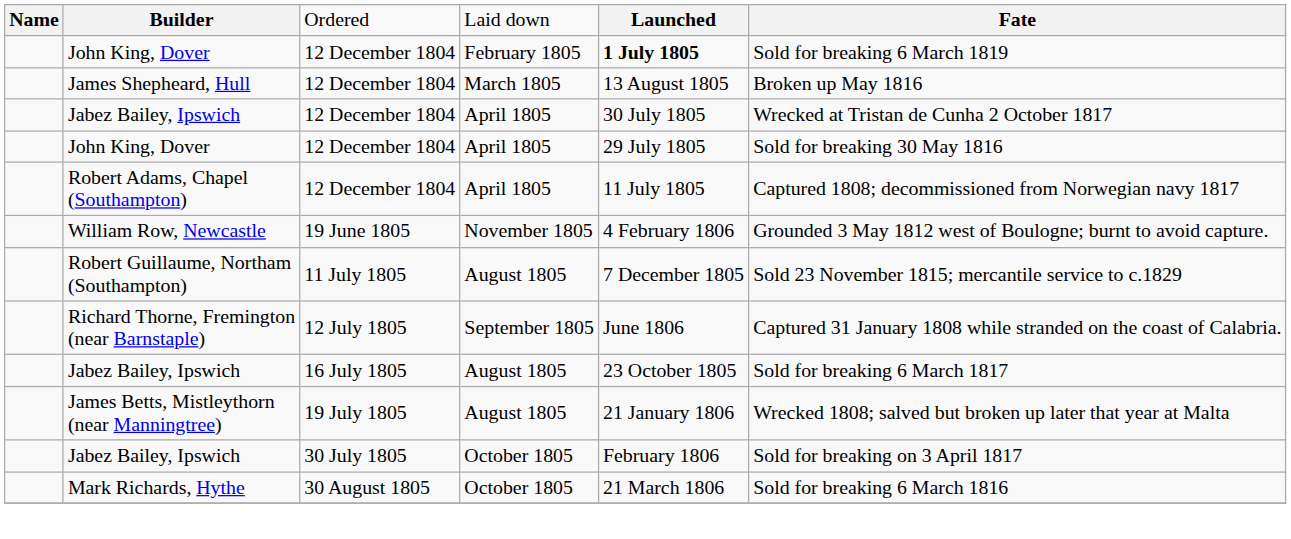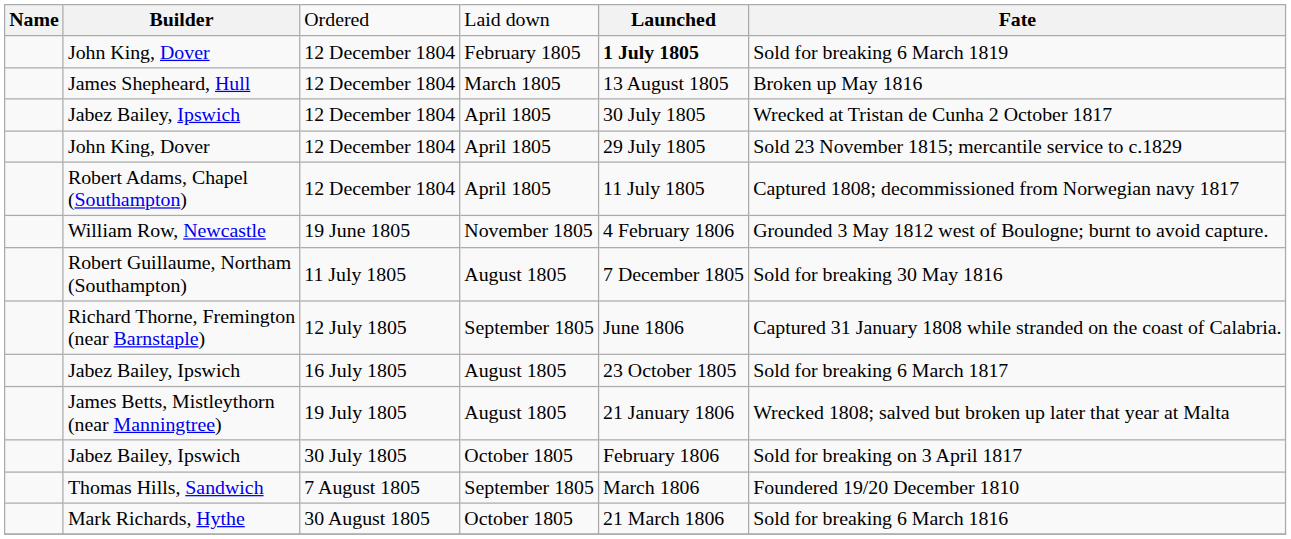(878, 146) Sold for breaking 30 May 1816 -> (967, 146) Sold 23 November 1815; mercantile service to c.1829
(967, 273) Sold 23 November 1815; mercantile service to c.1829 -> (878, 273) Sold for breaking 30 May 1816
+ row: (166, 487)
